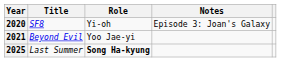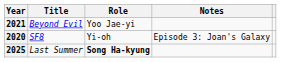rows swapped: (16, 24) <-> (16, 37)
